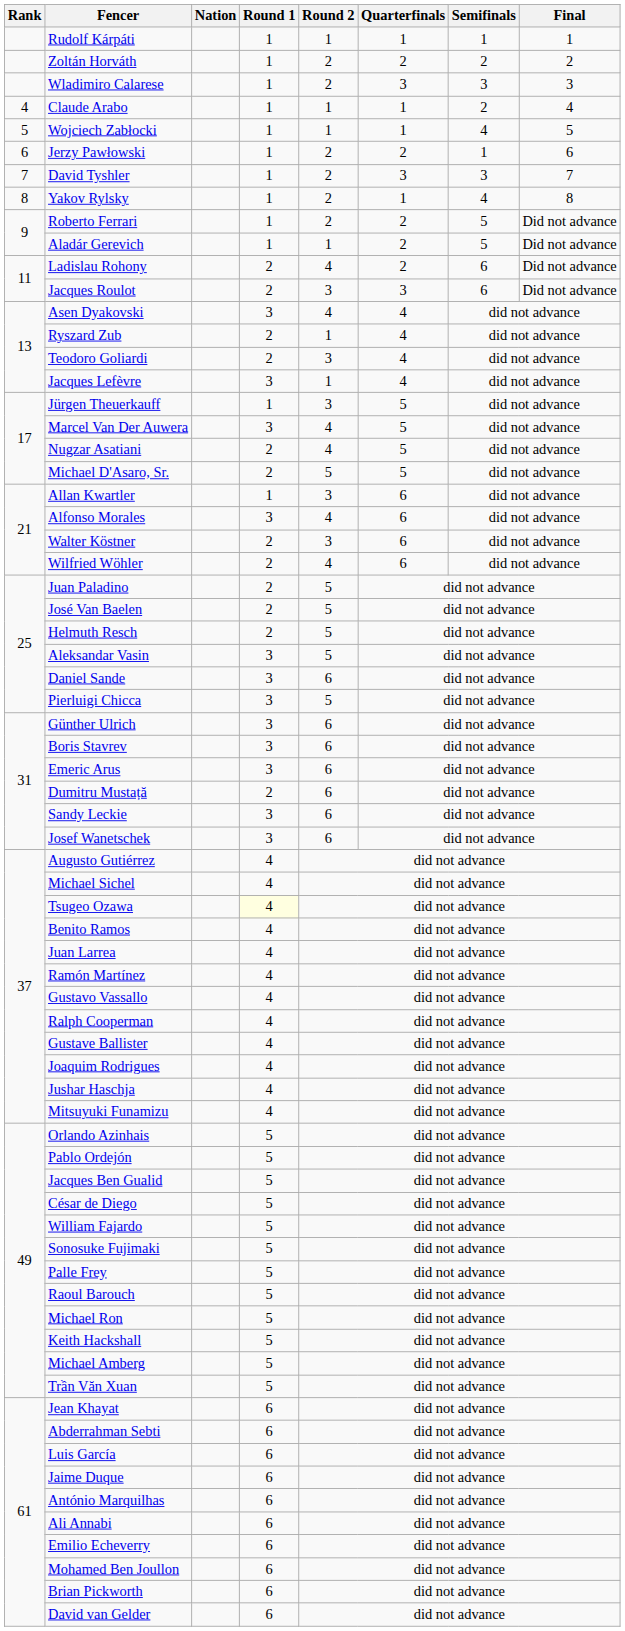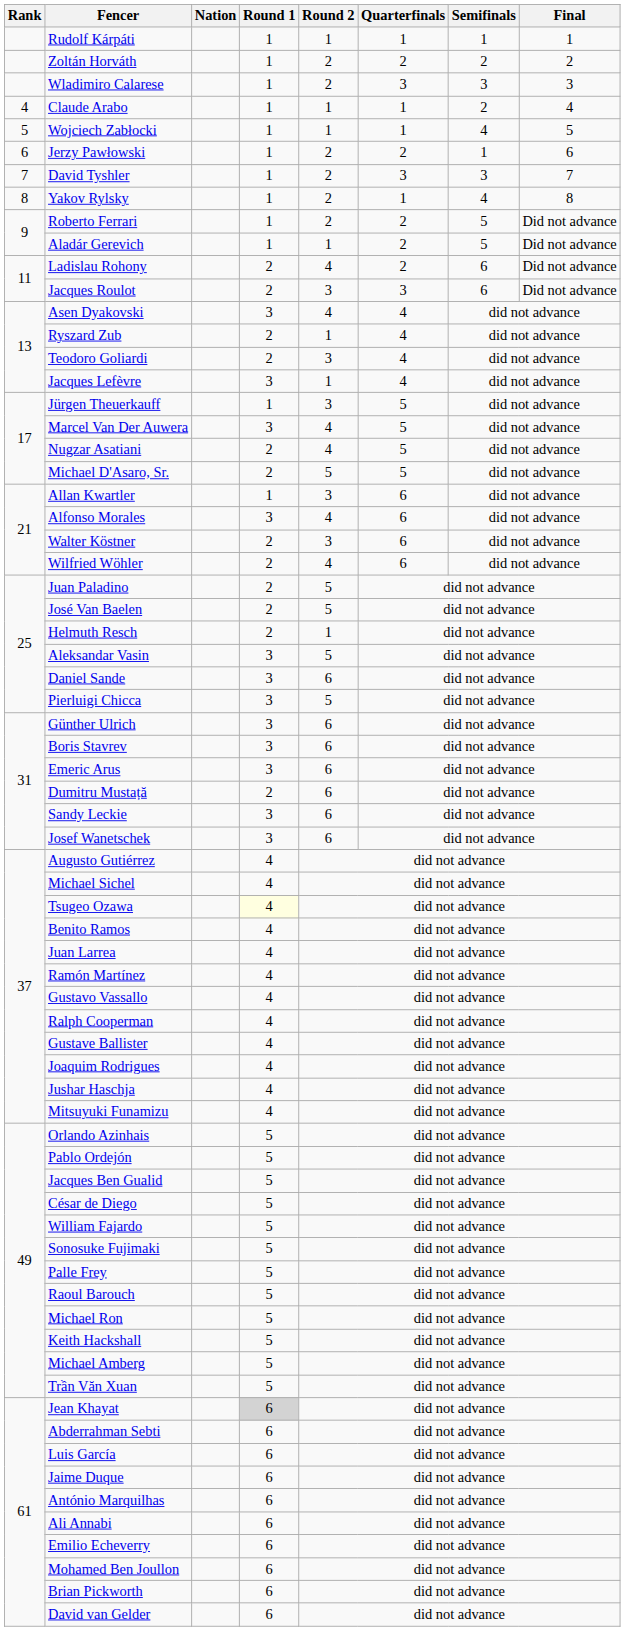(328, 632) 5 -> (328, 632) 1
(269, 1409) no background -> (269, 1409) lightgrey background
